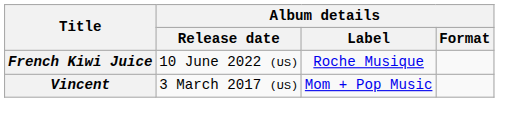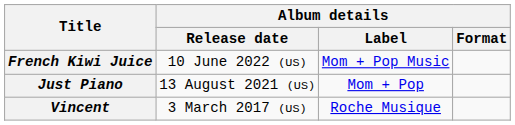(369, 62) Roche Musique -> (386, 62) Mom + Pop Music
+ row: (80, 85)
(369, 85) Mom + Pop Music -> (386, 108) Roche Musique
